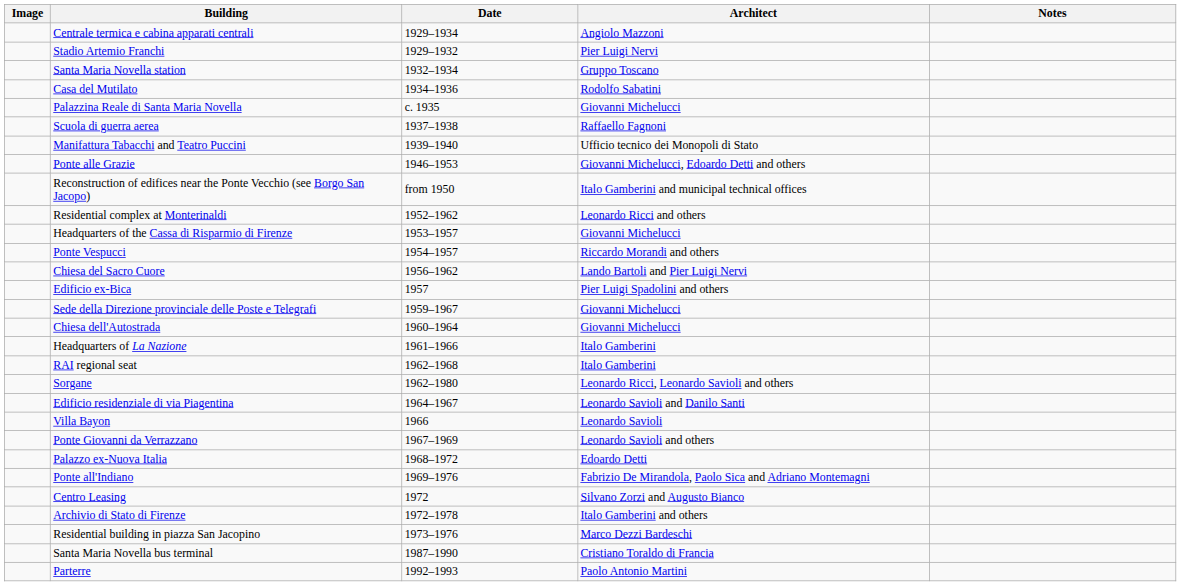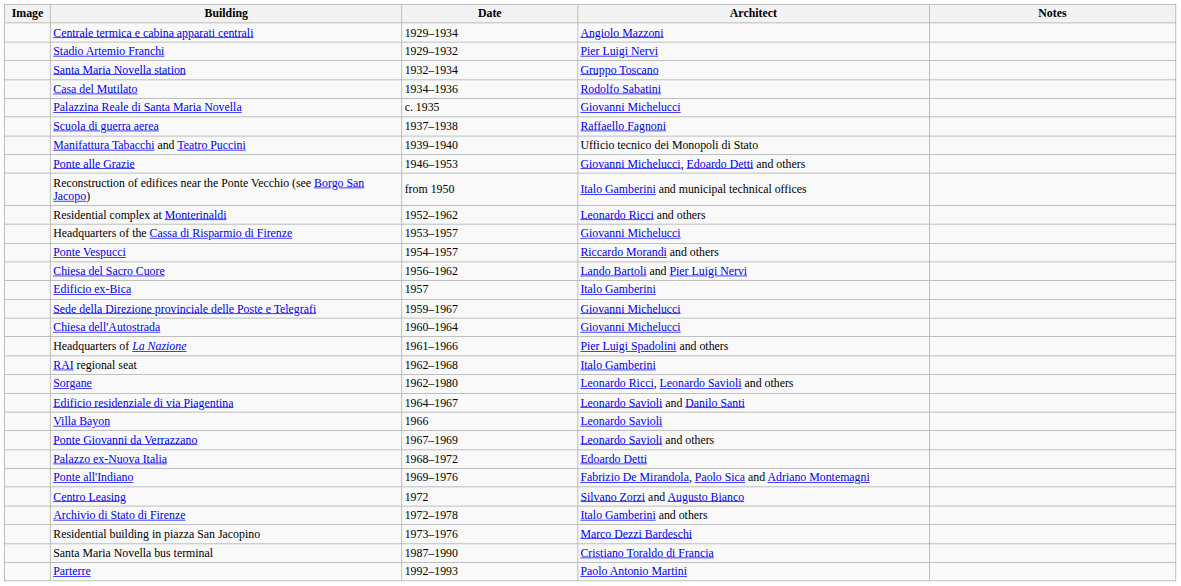(654, 290) Pier Luigi Spadolini and others -> (618, 290) Italo Gamberini
(618, 346) Italo Gamberini -> (654, 346) Pier Luigi Spadolini and others
